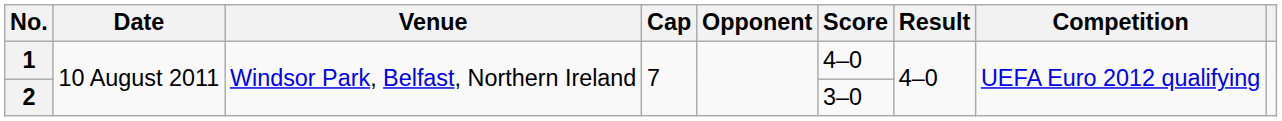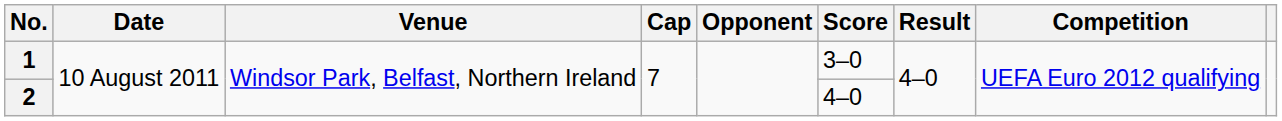(843, 60) 4–0 -> (843, 60) 3–0
(843, 97) 3–0 -> (843, 97) 4–0
